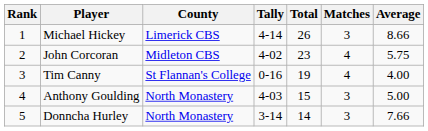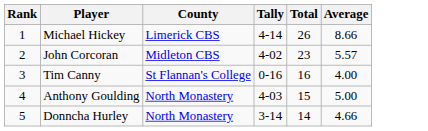- column: (347, 14)
(398, 55) 5.75 -> (346, 55) 5.57
(304, 75) 19 -> (304, 75) 16
(398, 116) 7.66 -> (346, 116) 4.66
